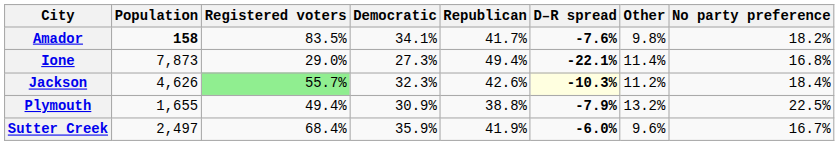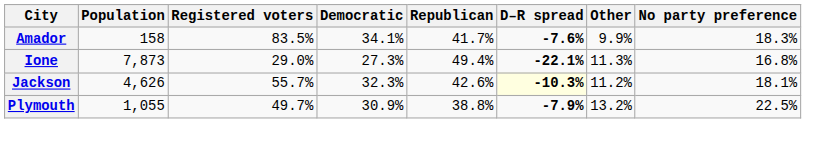(186, 39) bold -> (152, 39) normal
(649, 39) 9.8% -> (615, 39) 9.9%
(810, 39) 18.2% -> (776, 39) 18.3%
(644, 61) 11.4% -> (611, 61) 11.3%
(326, 84) lightgreen background -> (292, 84) no background
(810, 84) 18.4% -> (776, 84) 18.1%
(177, 107) 1,655 -> (144, 107) 1,055
(326, 107) 49.4% -> (292, 107) 49.7%
- row: (58, 129)
